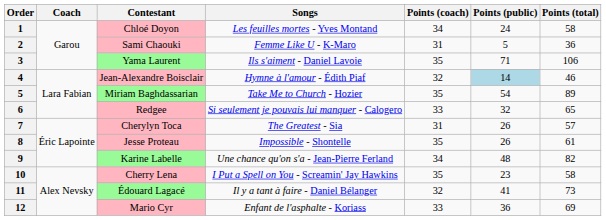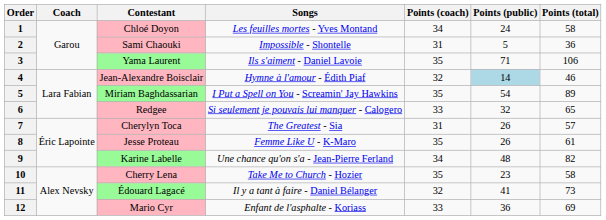(305, 45) Femme Like U - K-Maro -> (305, 45) Impossible - Shontelle
(305, 93) Take Me to Church - Hozier -> (305, 93) I Put a Spell on You - Screamin' Jay Hawkins
(305, 142) Impossible - Shontelle -> (305, 142) Femme Like U - K-Maro
(305, 175) I Put a Spell on You - Screamin' Jay Hawkins -> (305, 175) Take Me to Church - Hozier
